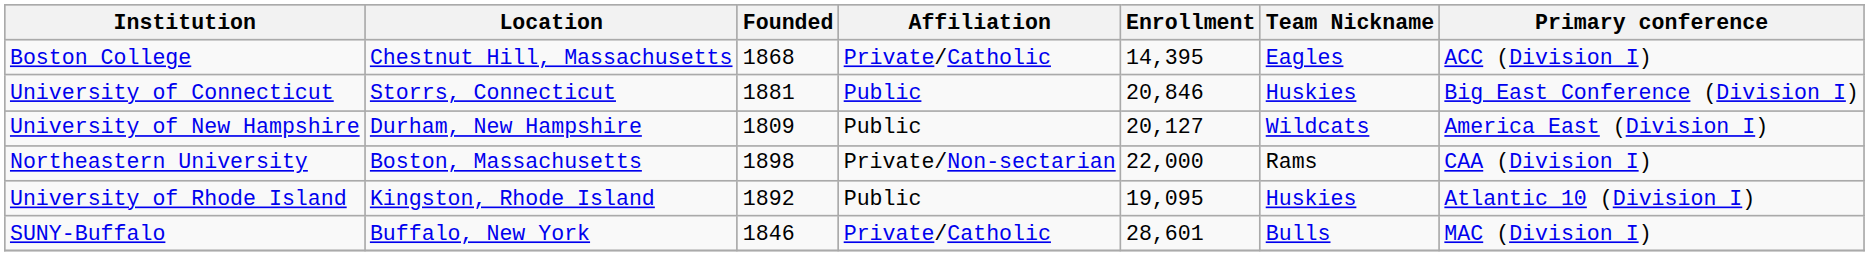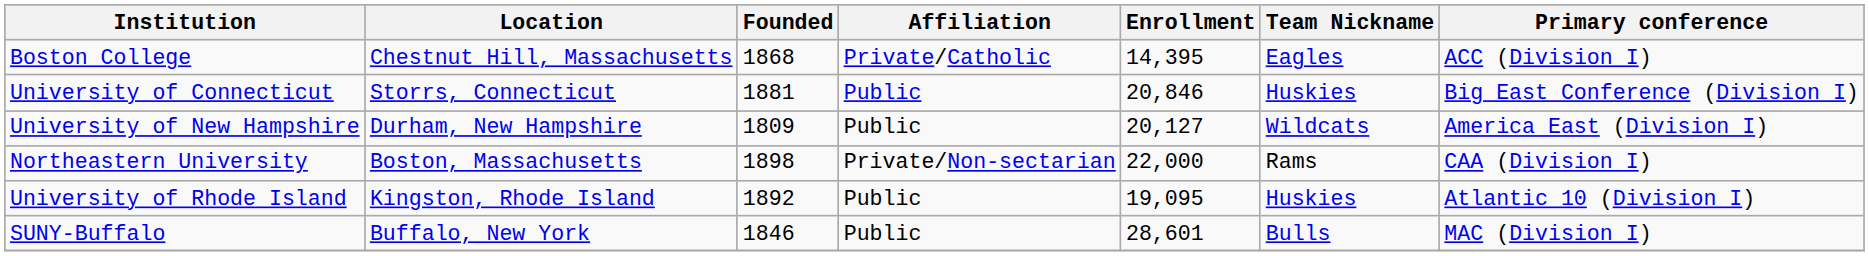(947, 233) Private/Catholic -> (883, 233) Public
